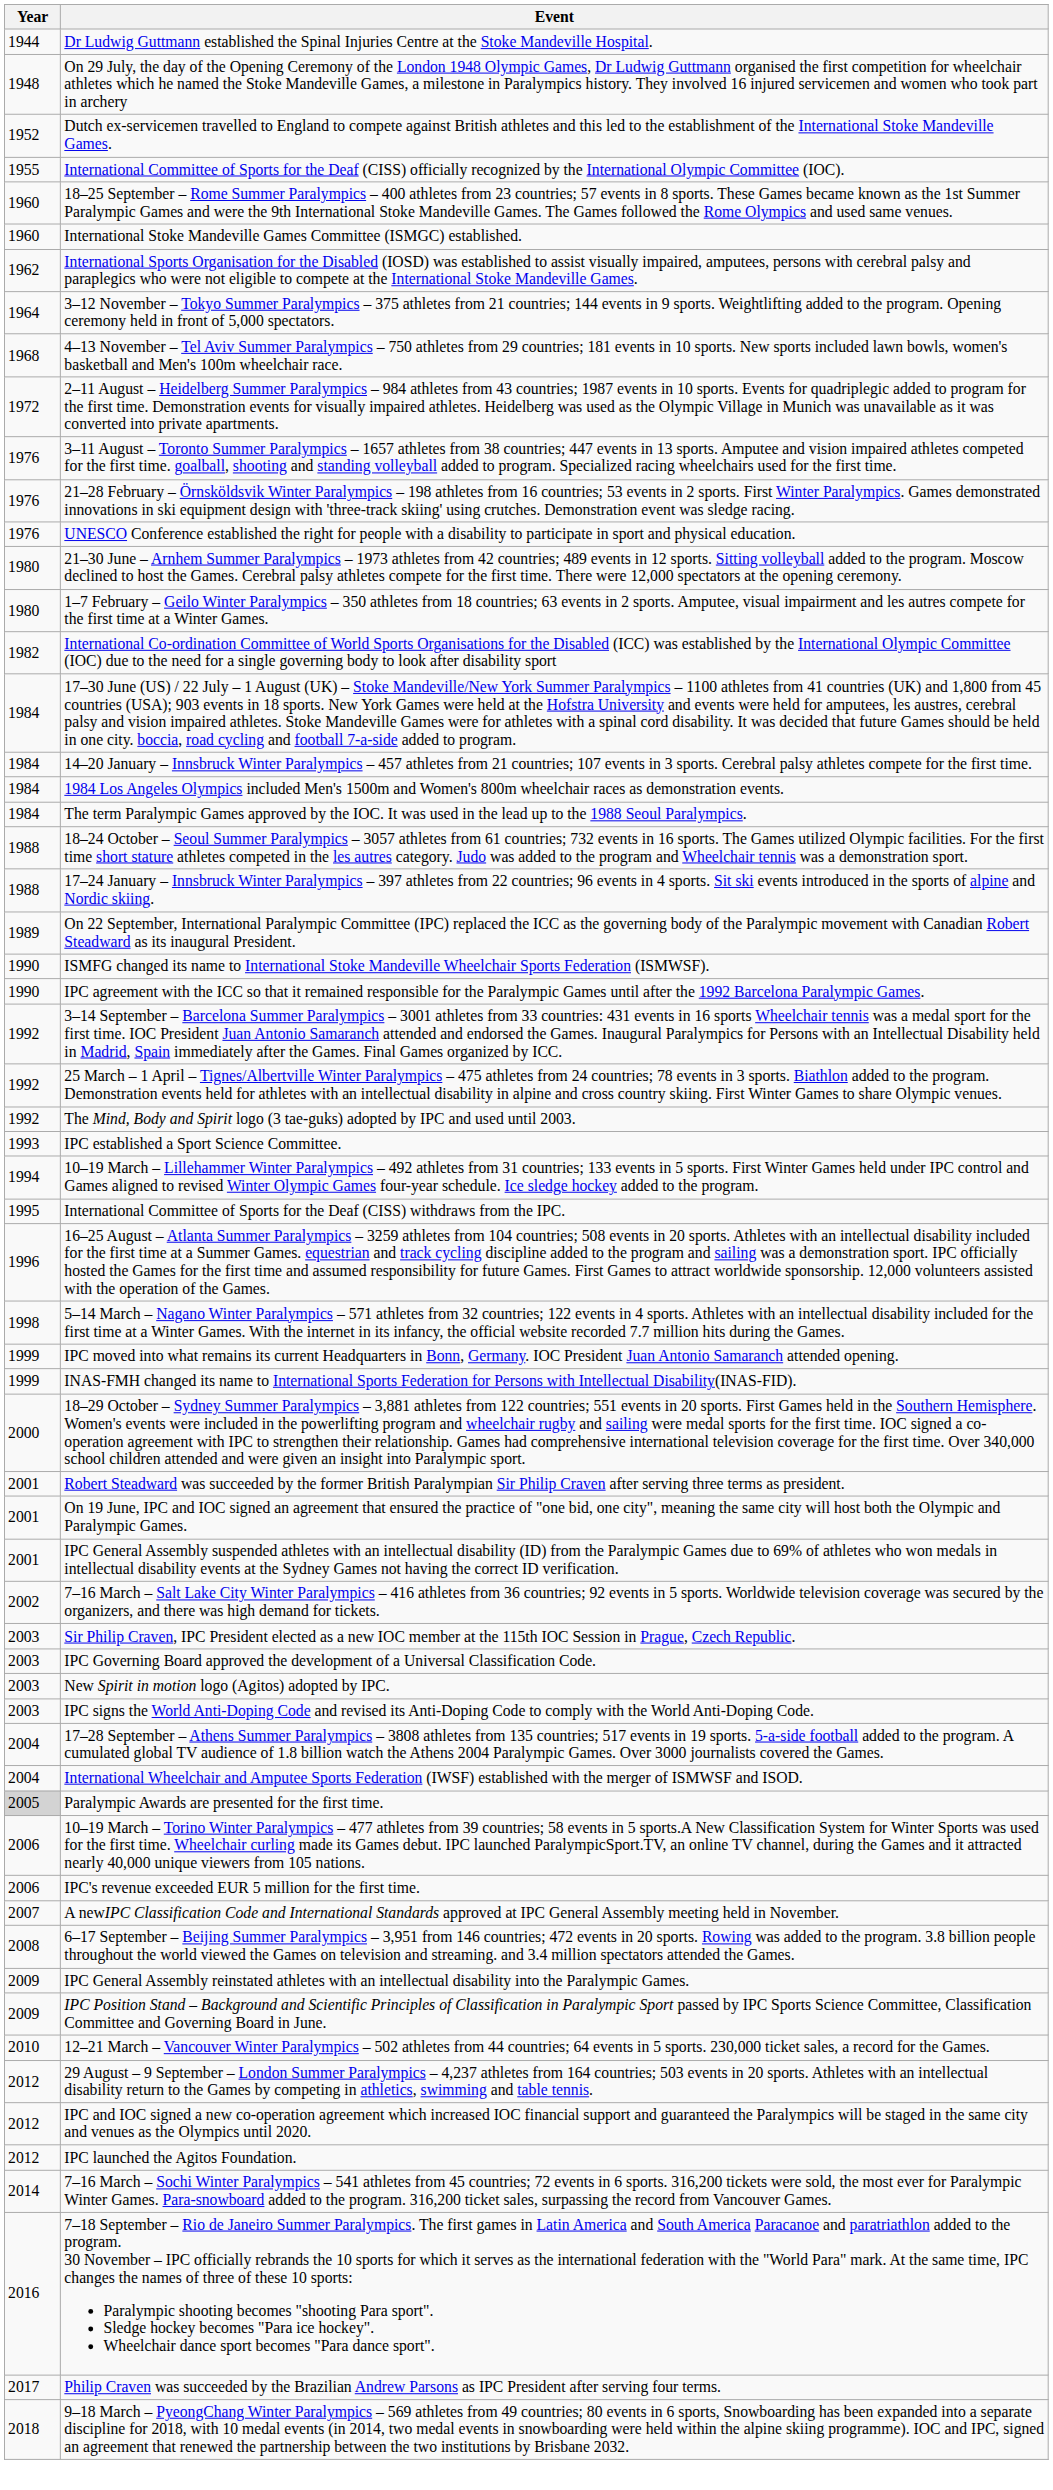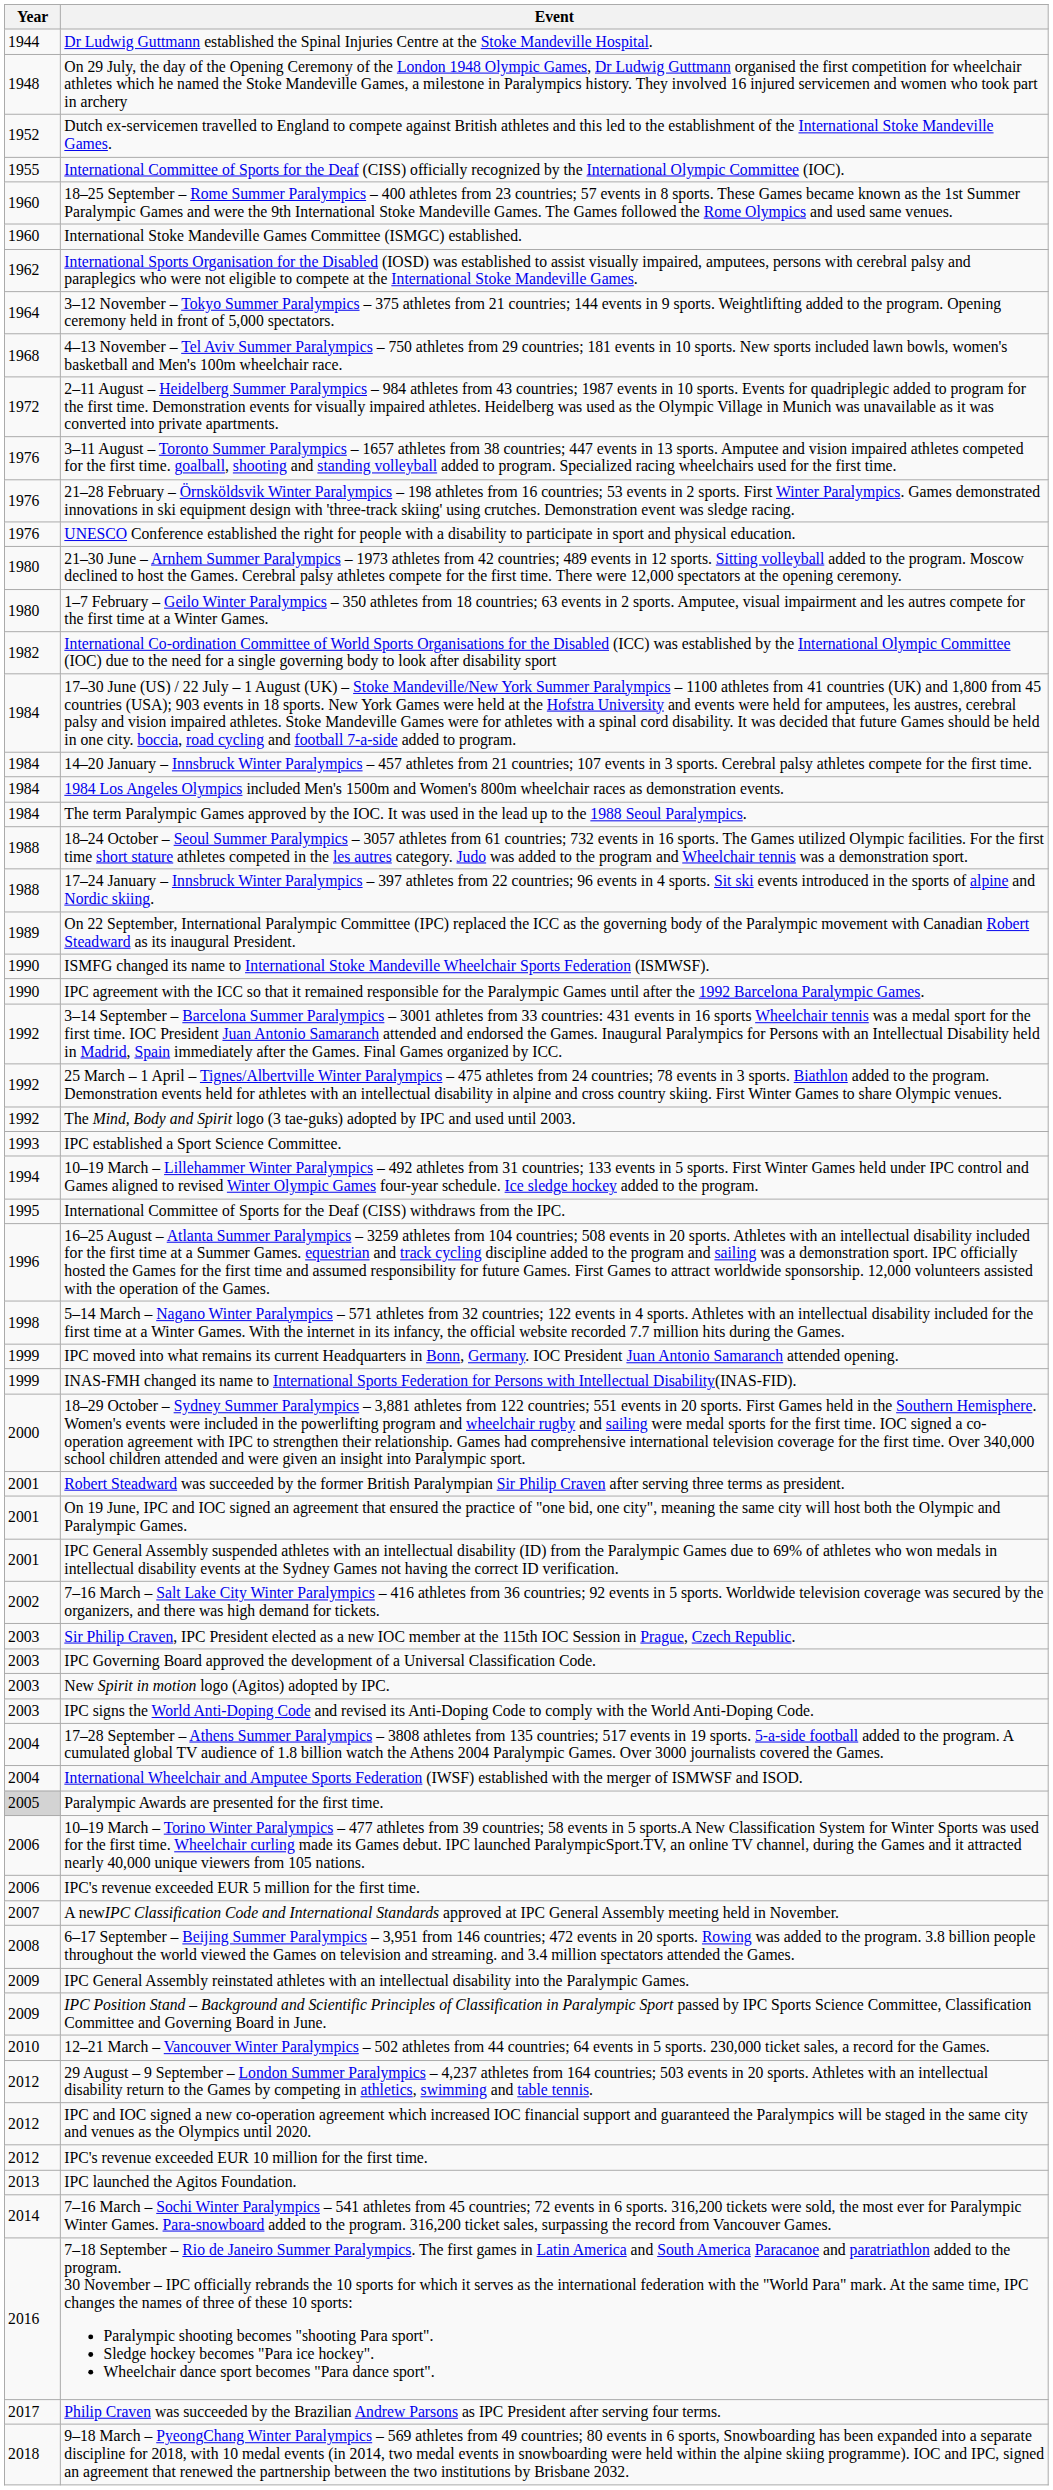+ row: (246, 2157)
(24, 2157) 2012 -> (24, 2182) 2013
